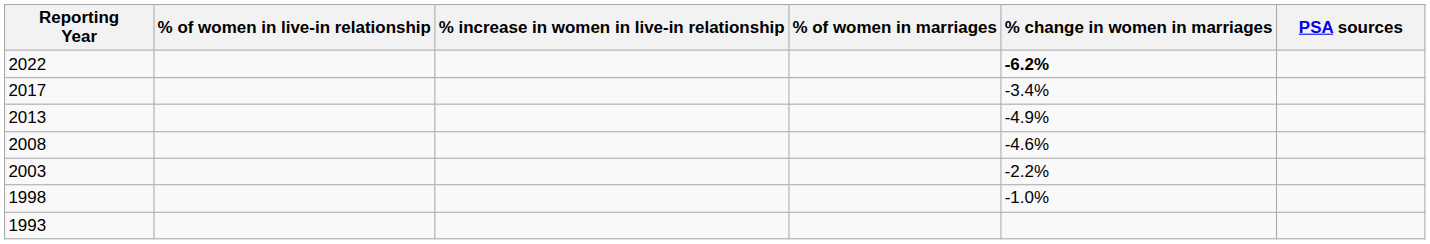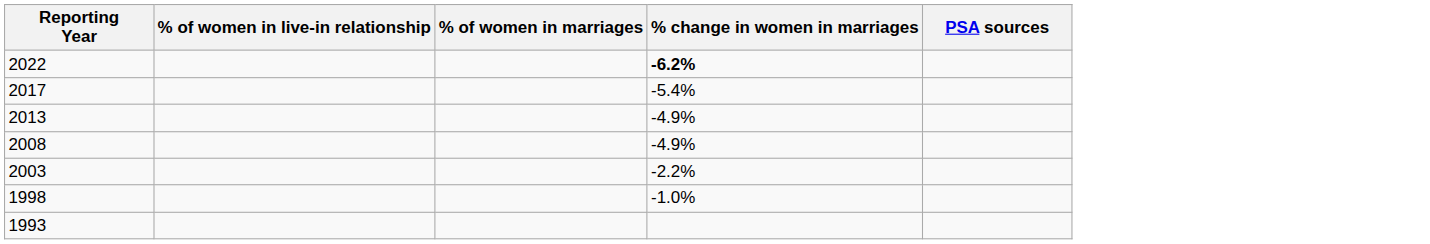- column: (612, 27)
(1027, 90) -3.4% -> (673, 90) -5.4%
(1027, 144) -4.6% -> (673, 144) -4.9%
